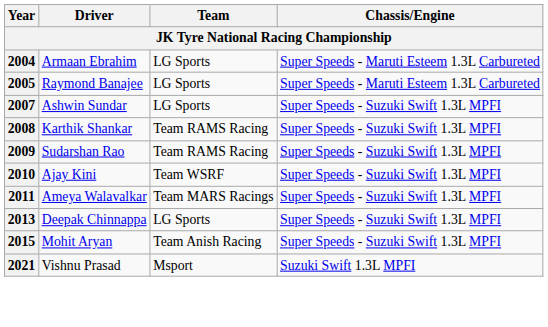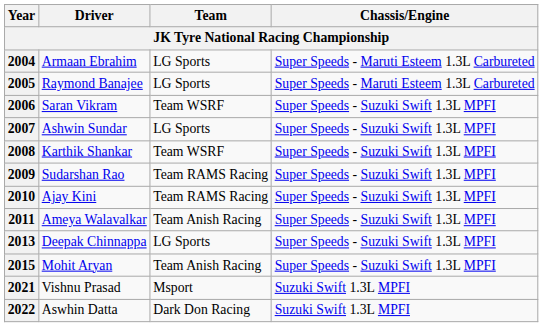+ row: (21, 106)
(211, 128) Team RAMS Racing -> (189, 151) Team WSRF
(189, 174) Team WSRF -> (211, 196) Team RAMS Racing
(213, 196) Team MARS Racings -> (207, 219) Team Anish Racing
+ row: (21, 310)
